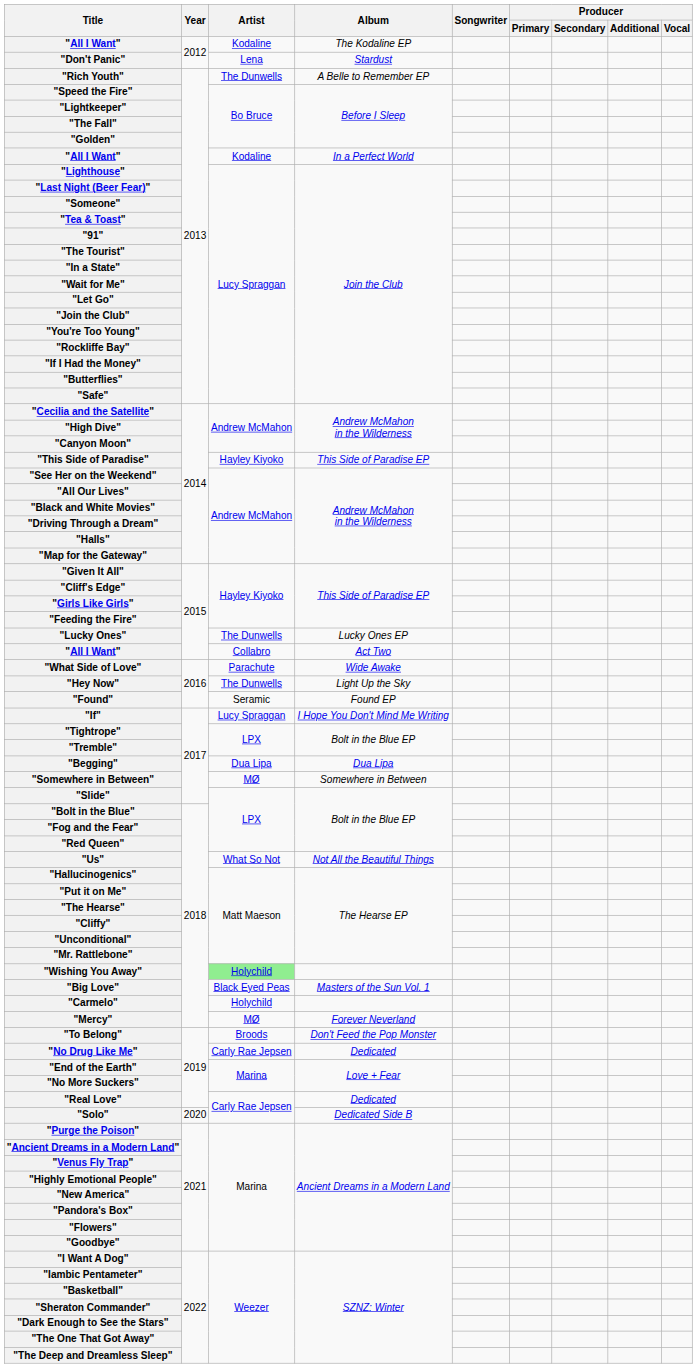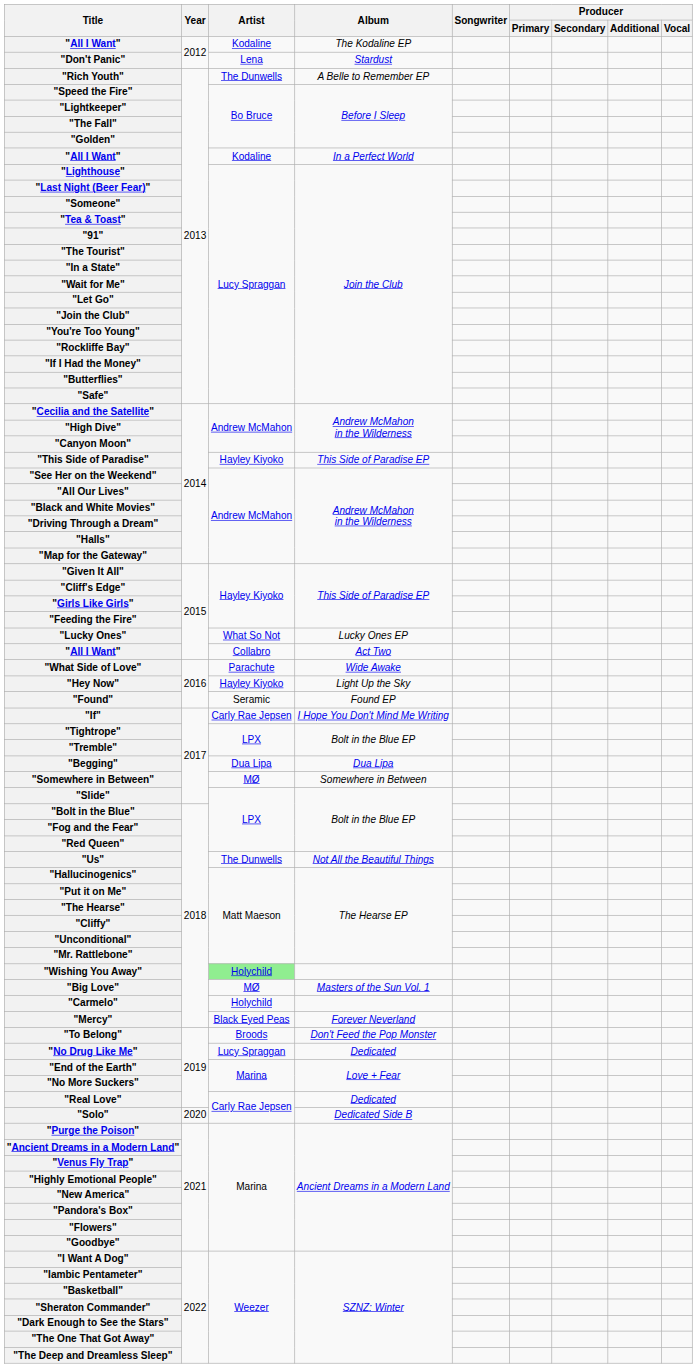(252, 635) The Dunwells -> (252, 635) What So Not
(252, 683) The Dunwells -> (252, 683) Hayley Kiyoko
(252, 715) Lucy Spraggan -> (252, 715) Carly Rae Jepsen
(252, 859) What So Not -> (252, 859) The Dunwells
(252, 987) Black Eyed Peas -> (252, 987) MØ
(252, 1019) MØ -> (252, 1019) Black Eyed Peas
(252, 1051) Carly Rae Jepsen -> (252, 1051) Lucy Spraggan
